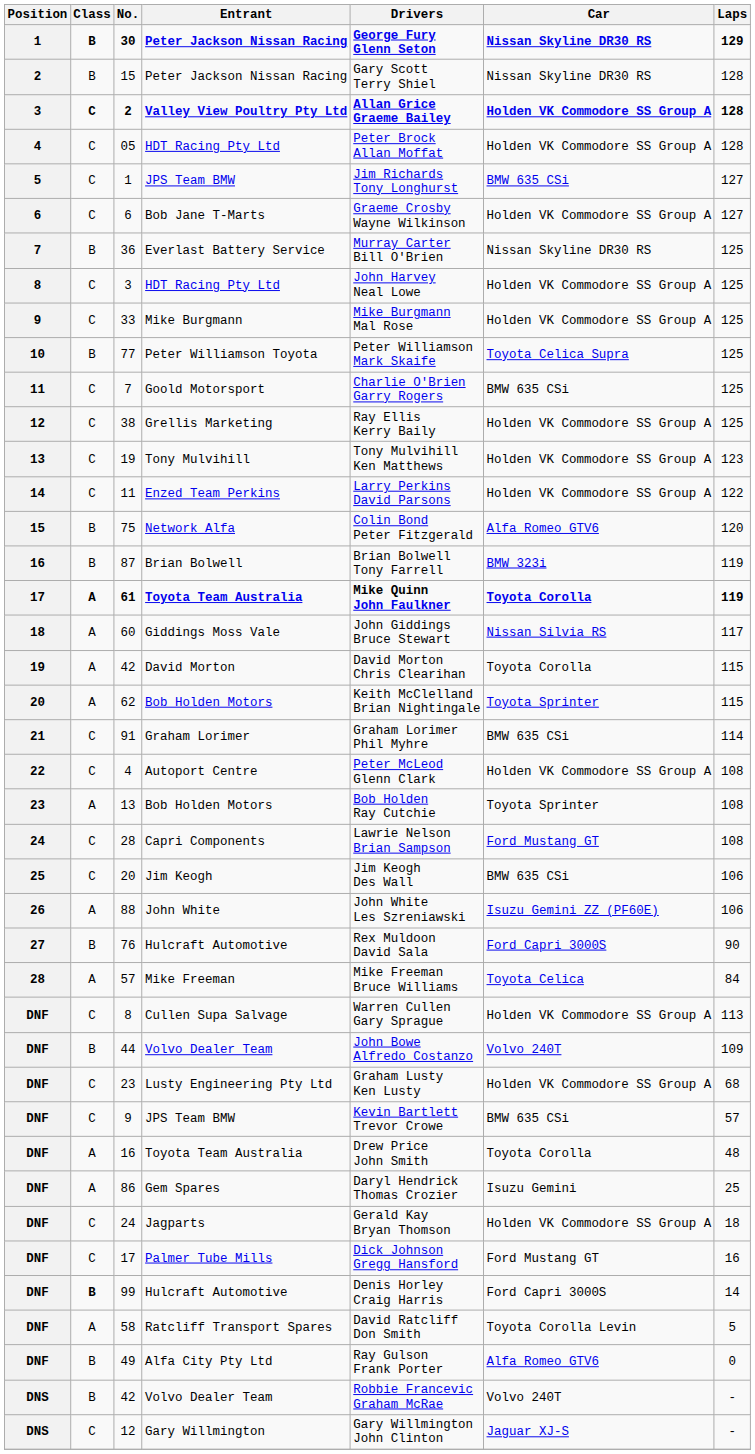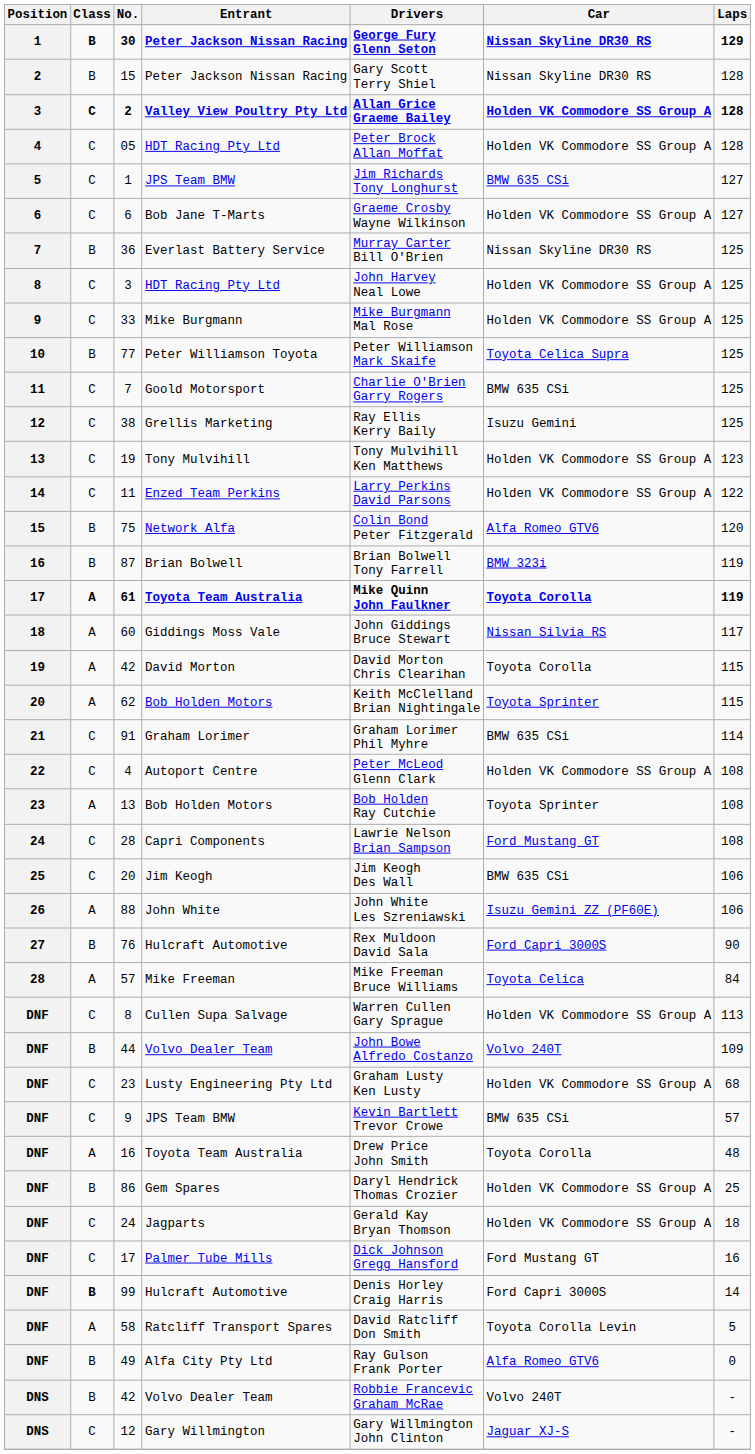(599, 424) Holden VK Commodore SS Group A -> (531, 424) Isuzu Gemini
(92, 1189) A -> (92, 1189) B
(531, 1189) Isuzu Gemini -> (599, 1189) Holden VK Commodore SS Group A
